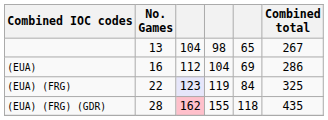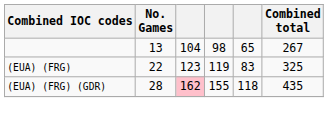- row: (22, 67)
(190, 86) lavender background -> (190, 67) no background
(248, 86) 84 -> (248, 67) 83
